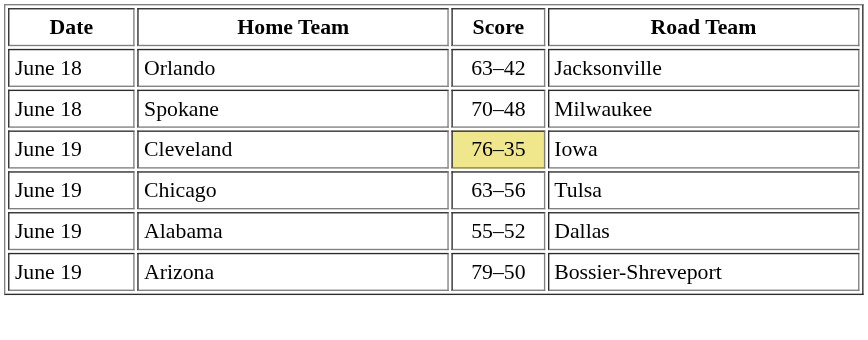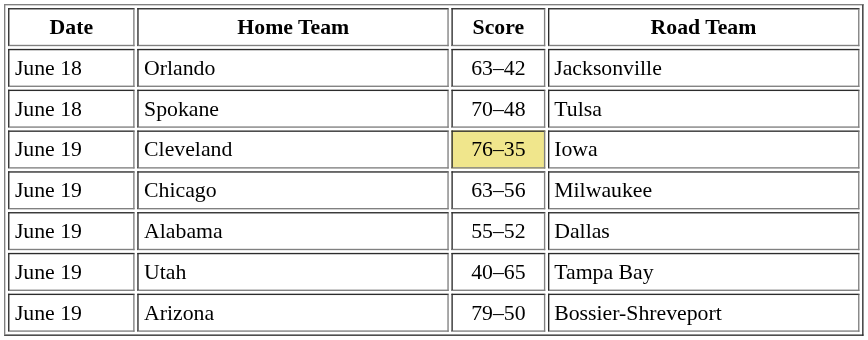(603, 108) Milwaukee -> (578, 108) Tulsa
(578, 190) Tulsa -> (603, 190) Milwaukee
+ row: (165, 271)
